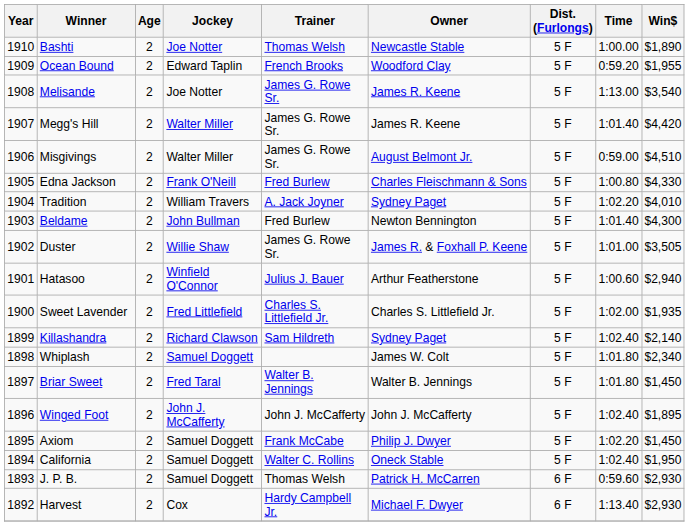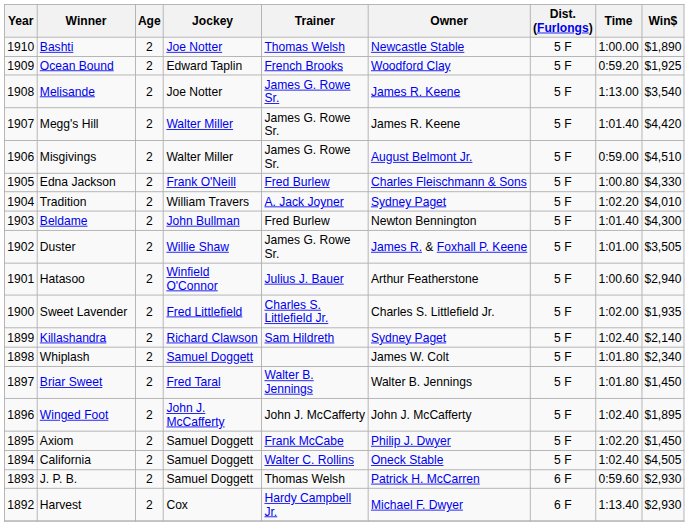(663, 66) $1,955 -> (663, 66) $1,925
(663, 460) $1,950 -> (663, 460) $4,505
